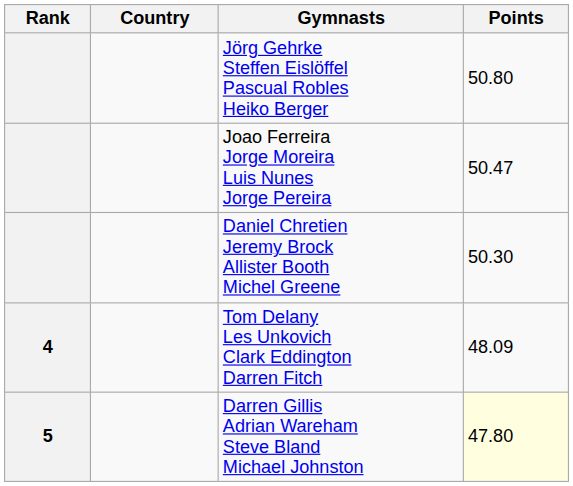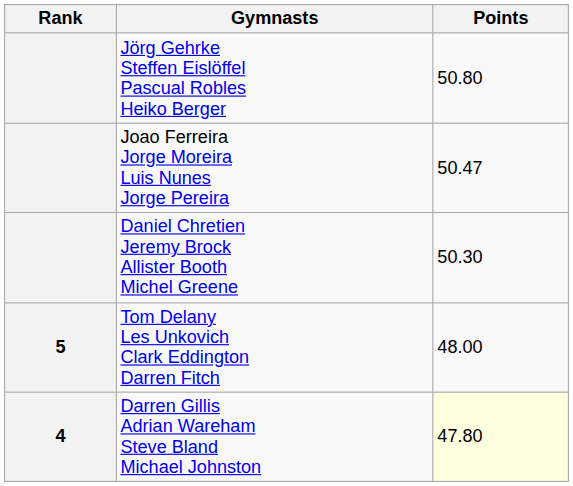- column: (155, 18)
(48, 347) 4 -> (60, 347) 5
(491, 347) 48.09 -> (460, 347) 48.00
(48, 436) 5 -> (60, 436) 4
